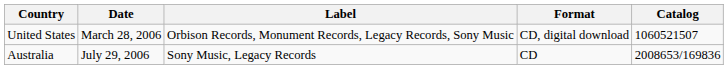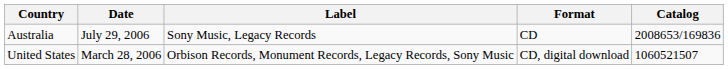rows swapped: (41, 34) <-> (30, 54)
